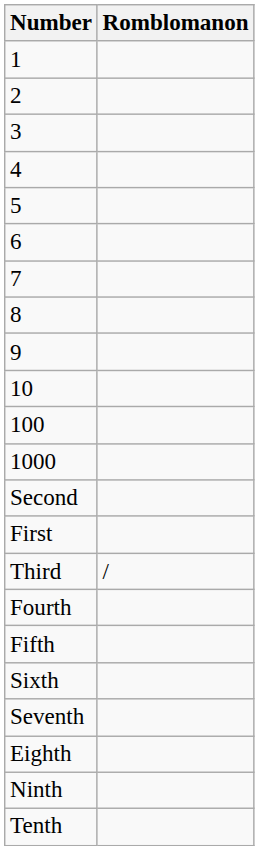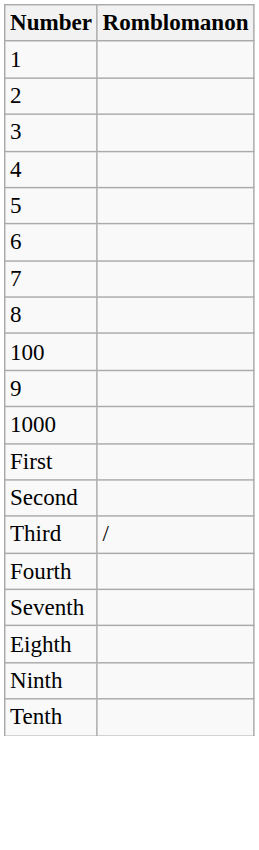rows swapped: (16, 351) <-> (27, 424)
- row: (22, 388)
rows swapped: (31, 534) <-> (44, 497)
- row: (32, 643)
- row: (34, 680)
